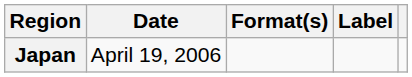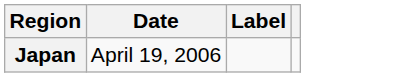- column: (280, 21)
